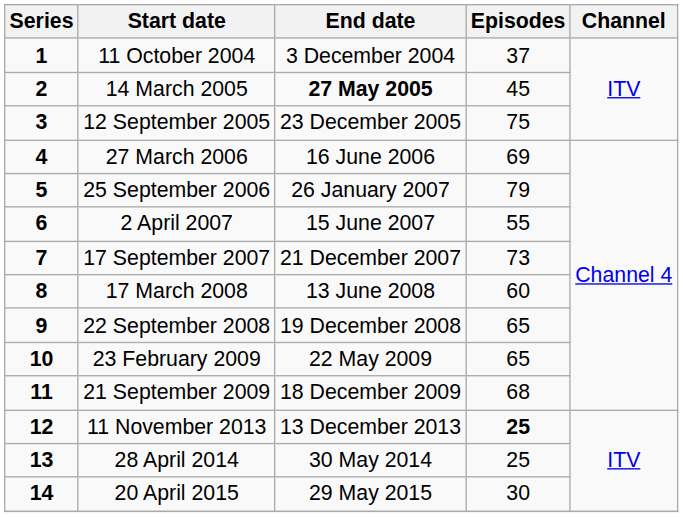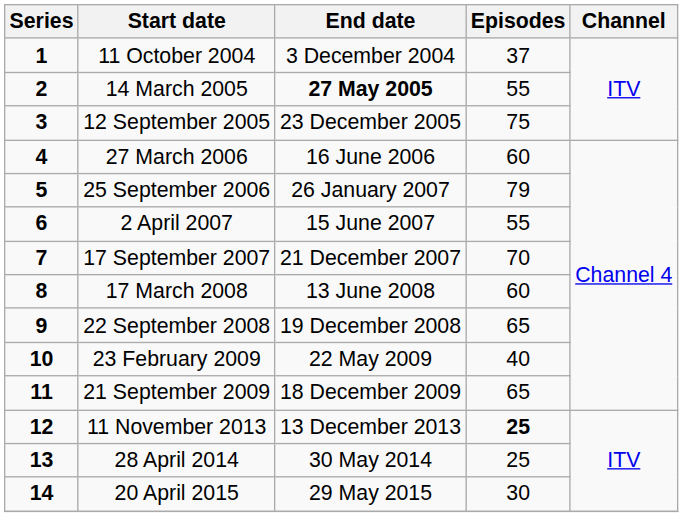(518, 88) 45 -> (518, 88) 55
(518, 156) 69 -> (518, 156) 60
(518, 257) 73 -> (518, 257) 70
(518, 358) 65 -> (518, 358) 40
(518, 392) 68 -> (518, 392) 65
